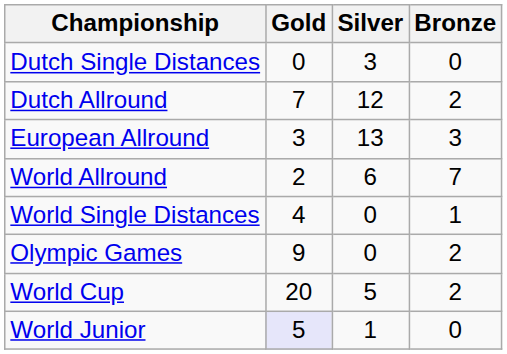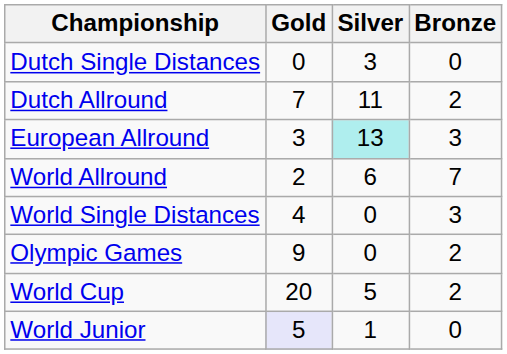(370, 100) 12 -> (370, 100) 11
(370, 138) no background -> (370, 138) paleturquoise background
(455, 215) 1 -> (455, 215) 3
